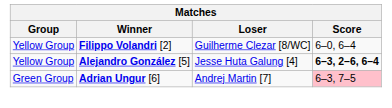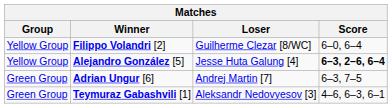(335, 78) pink background -> (341, 78) no background
+ row: (132, 95)
